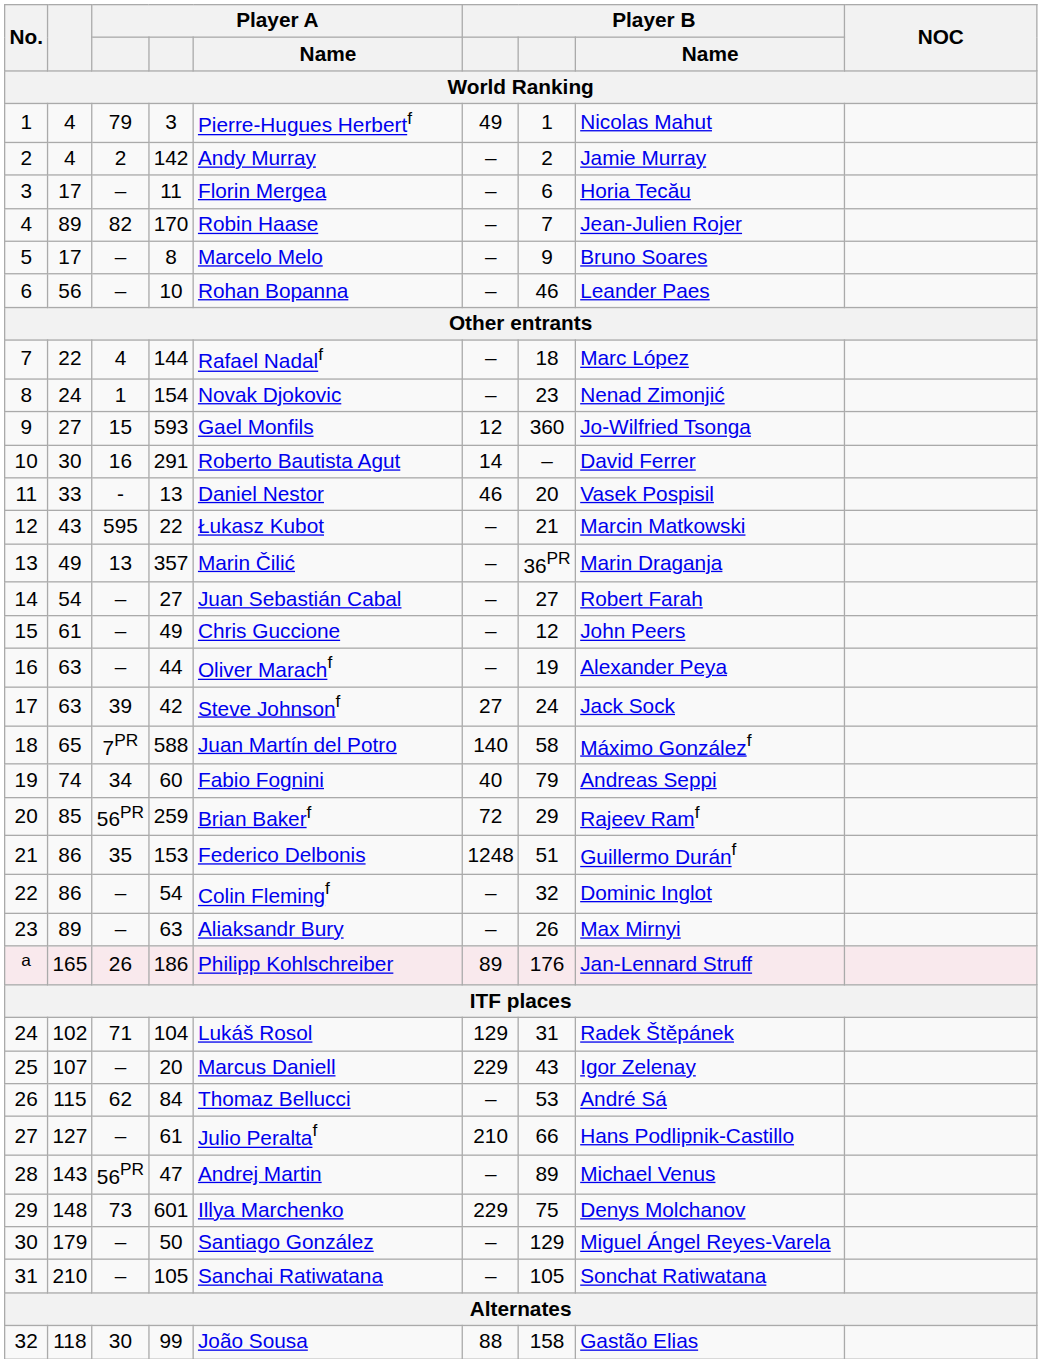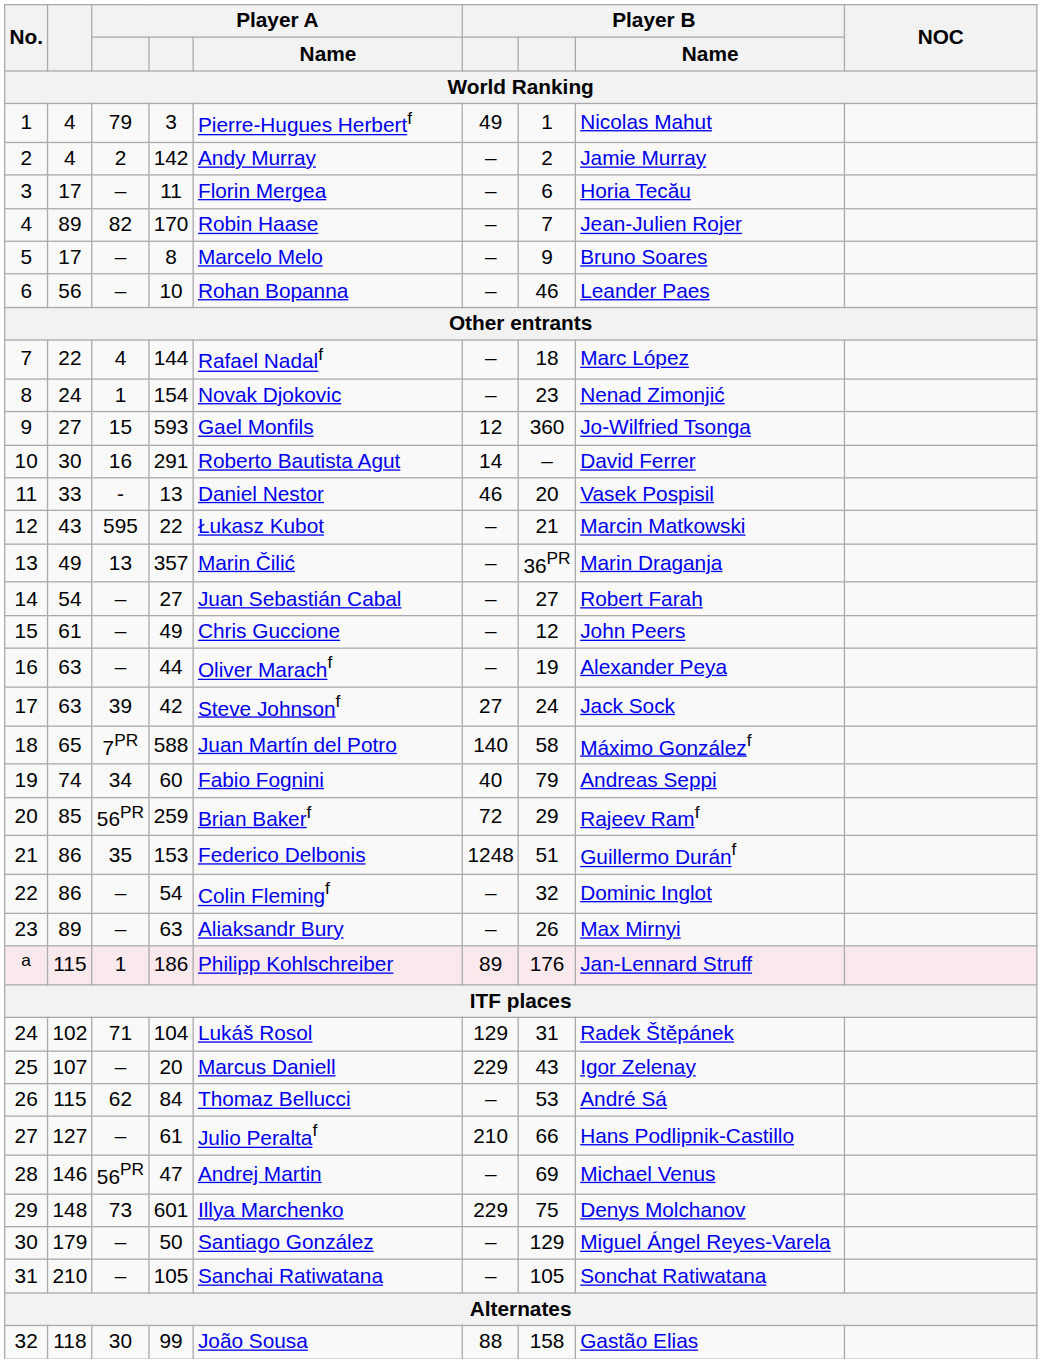(70, 965) 165 -> (70, 965) 115
(120, 965) 26 -> (120, 965) 1
(70, 1174) 143 -> (70, 1174) 146
(547, 1174) 89 -> (547, 1174) 69
